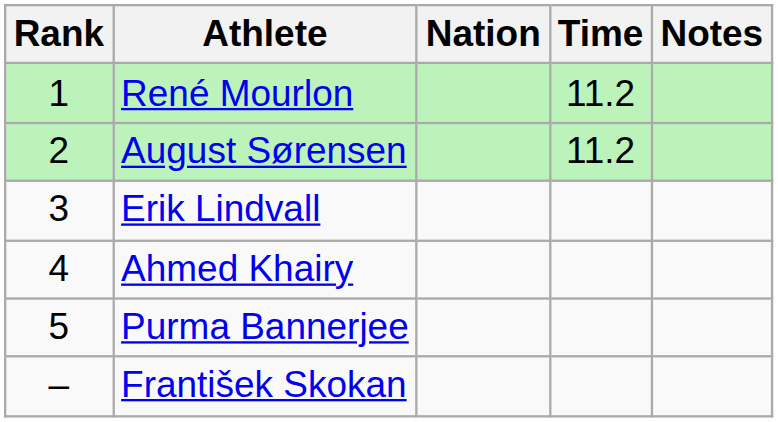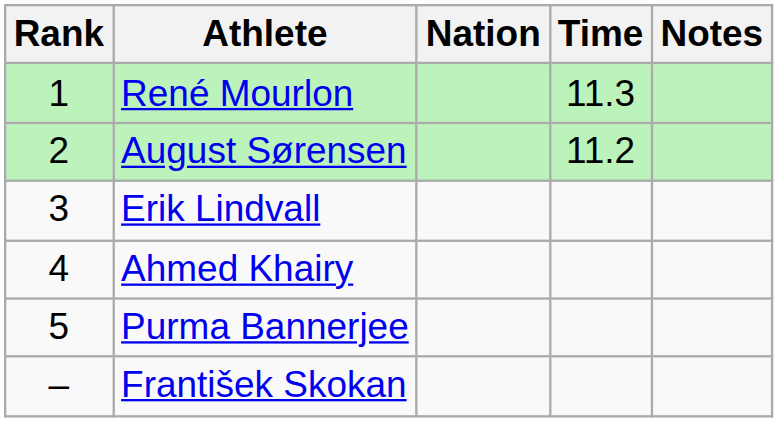(601, 92) 11.2 -> (601, 92) 11.3
